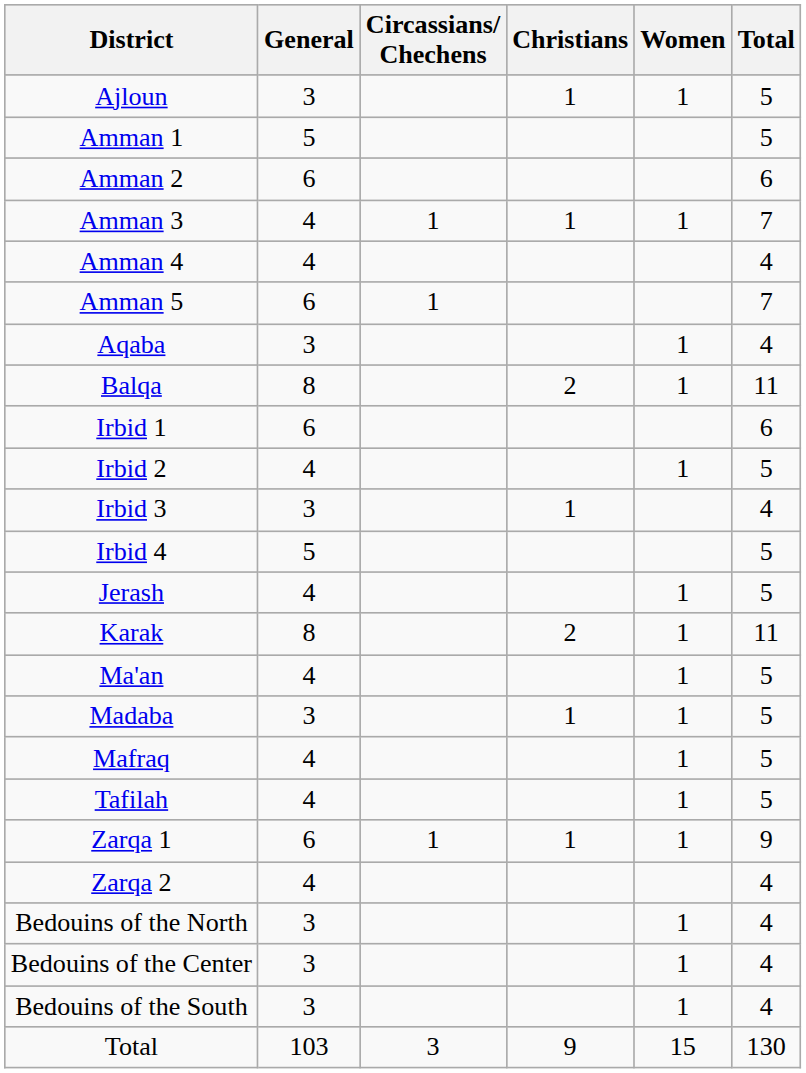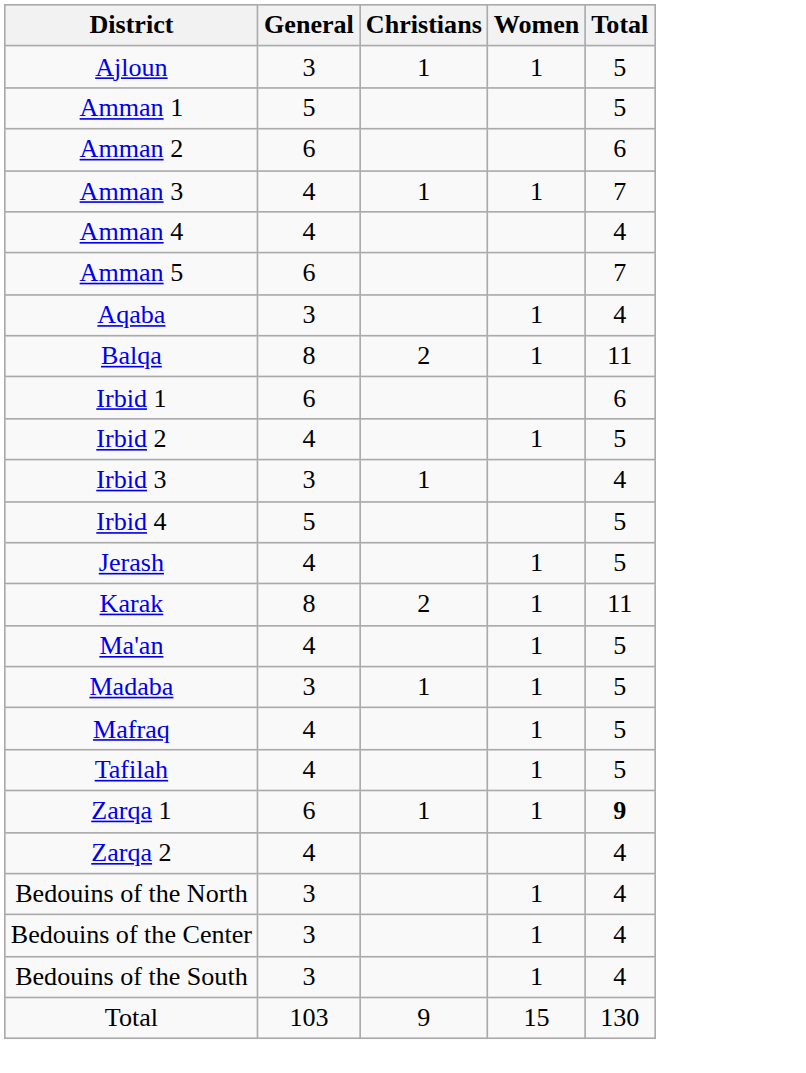- column: (433, 39)
(766, 840) normal -> (620, 811) bold
